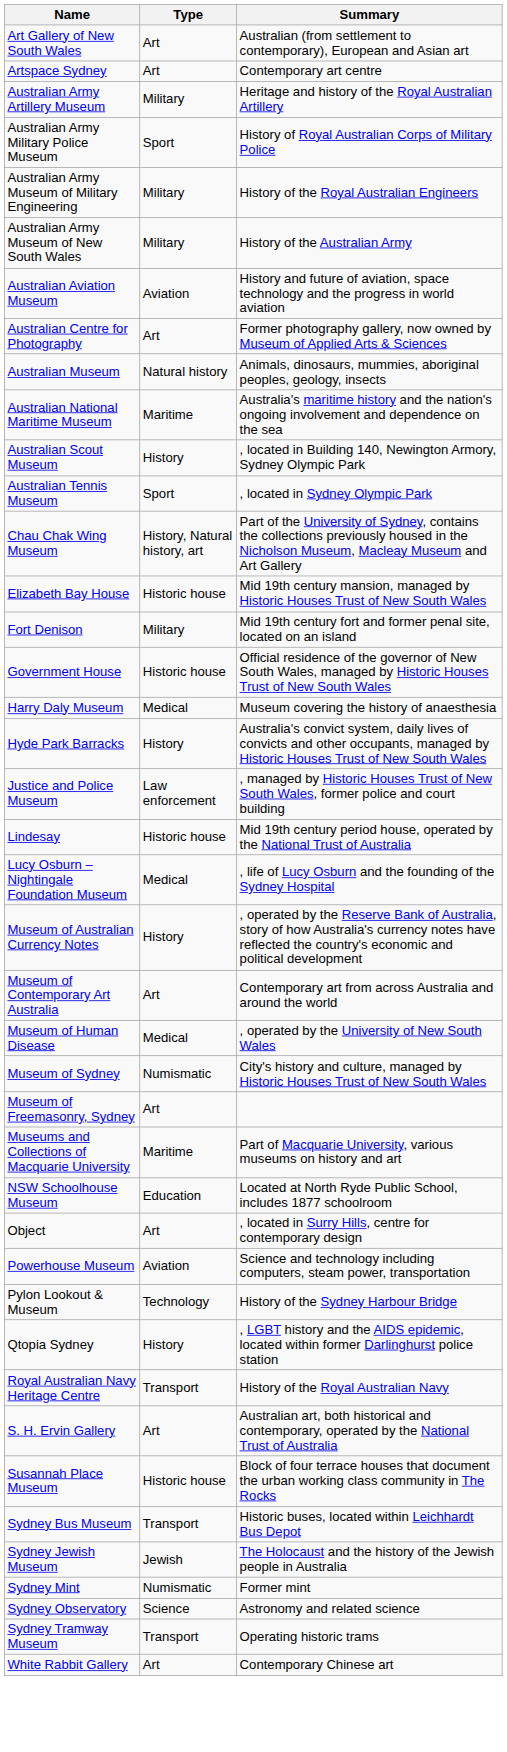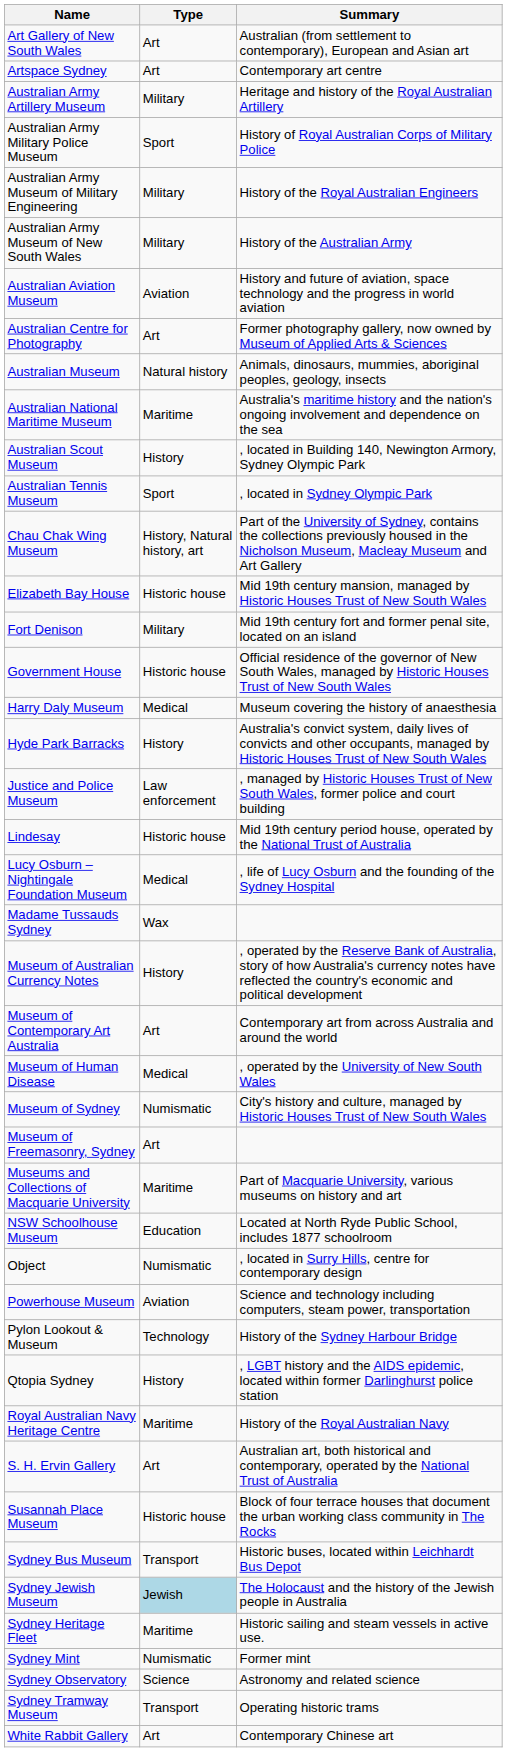+ row: (63, 922)
(151, 1230) Art -> (177, 1266) Numismatic
(171, 1387) Transport -> (168, 1423) Maritime
(163, 1559) no background -> (163, 1595) lightblue background
+ row: (56, 1630)
